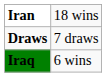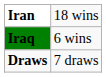rows swapped: (21, 60) <-> (28, 38)
